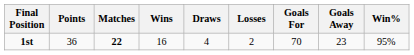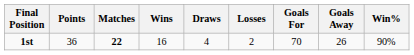(341, 41) 23 -> (341, 41) 26
(386, 41) 95% -> (386, 41) 90%
